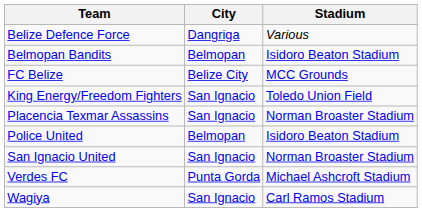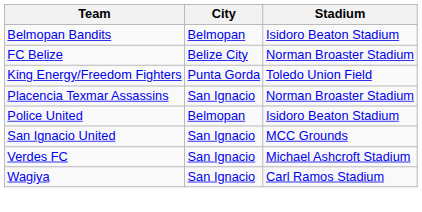- row: (69, 34)
(307, 75) MCC Grounds -> (340, 55) Norman Broaster Stadium
(221, 95) San Ignacio -> (224, 75) Punta Gorda
(340, 156) Norman Broaster Stadium -> (307, 136) MCC Grounds
(224, 177) Punta Gorda -> (221, 156) San Ignacio
